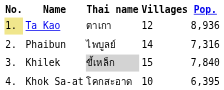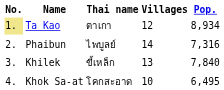(205, 26) 8,936 -> (205, 26) 8,934
(101, 63) lightgrey background -> (101, 63) no background
(147, 63) 15 -> (147, 63) 13
(205, 82) 6,395 -> (205, 82) 6,495
